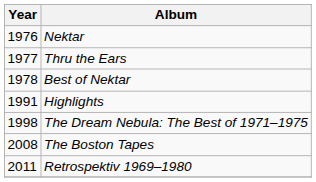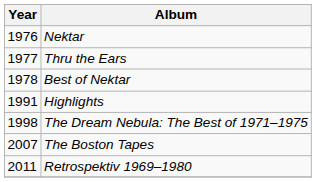(23, 144) 2008 -> (23, 144) 2007
